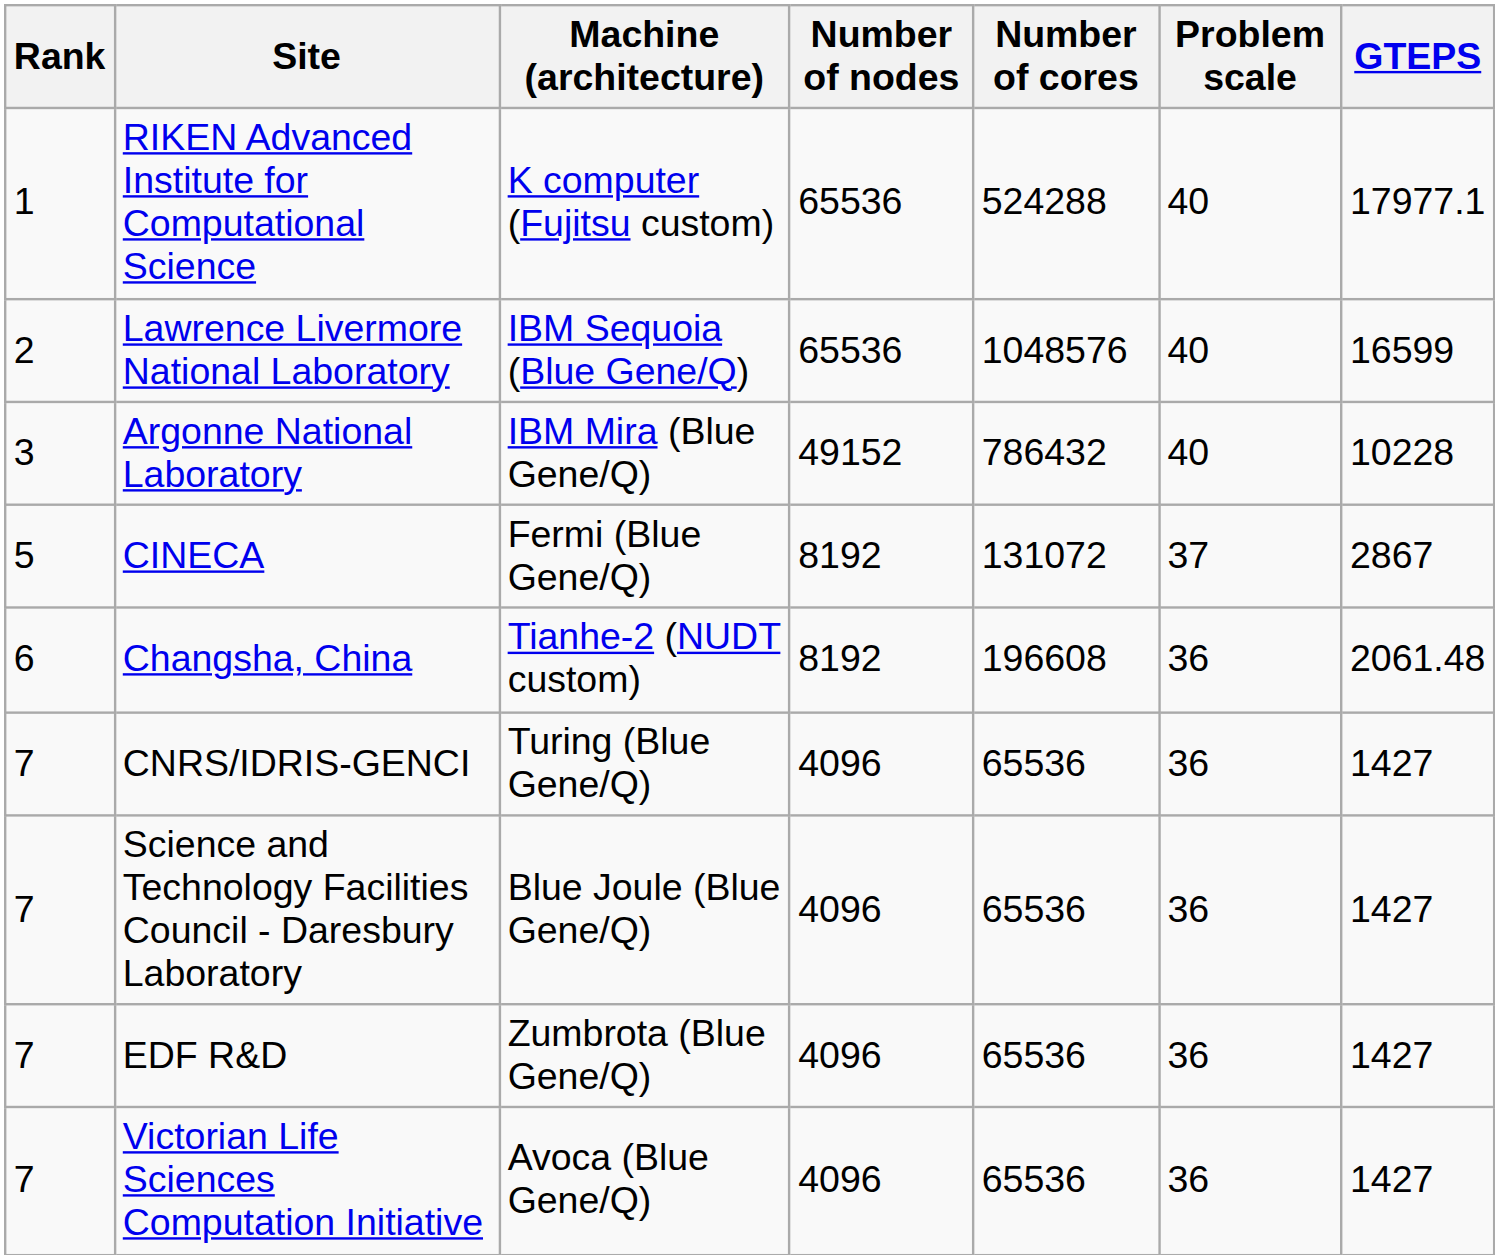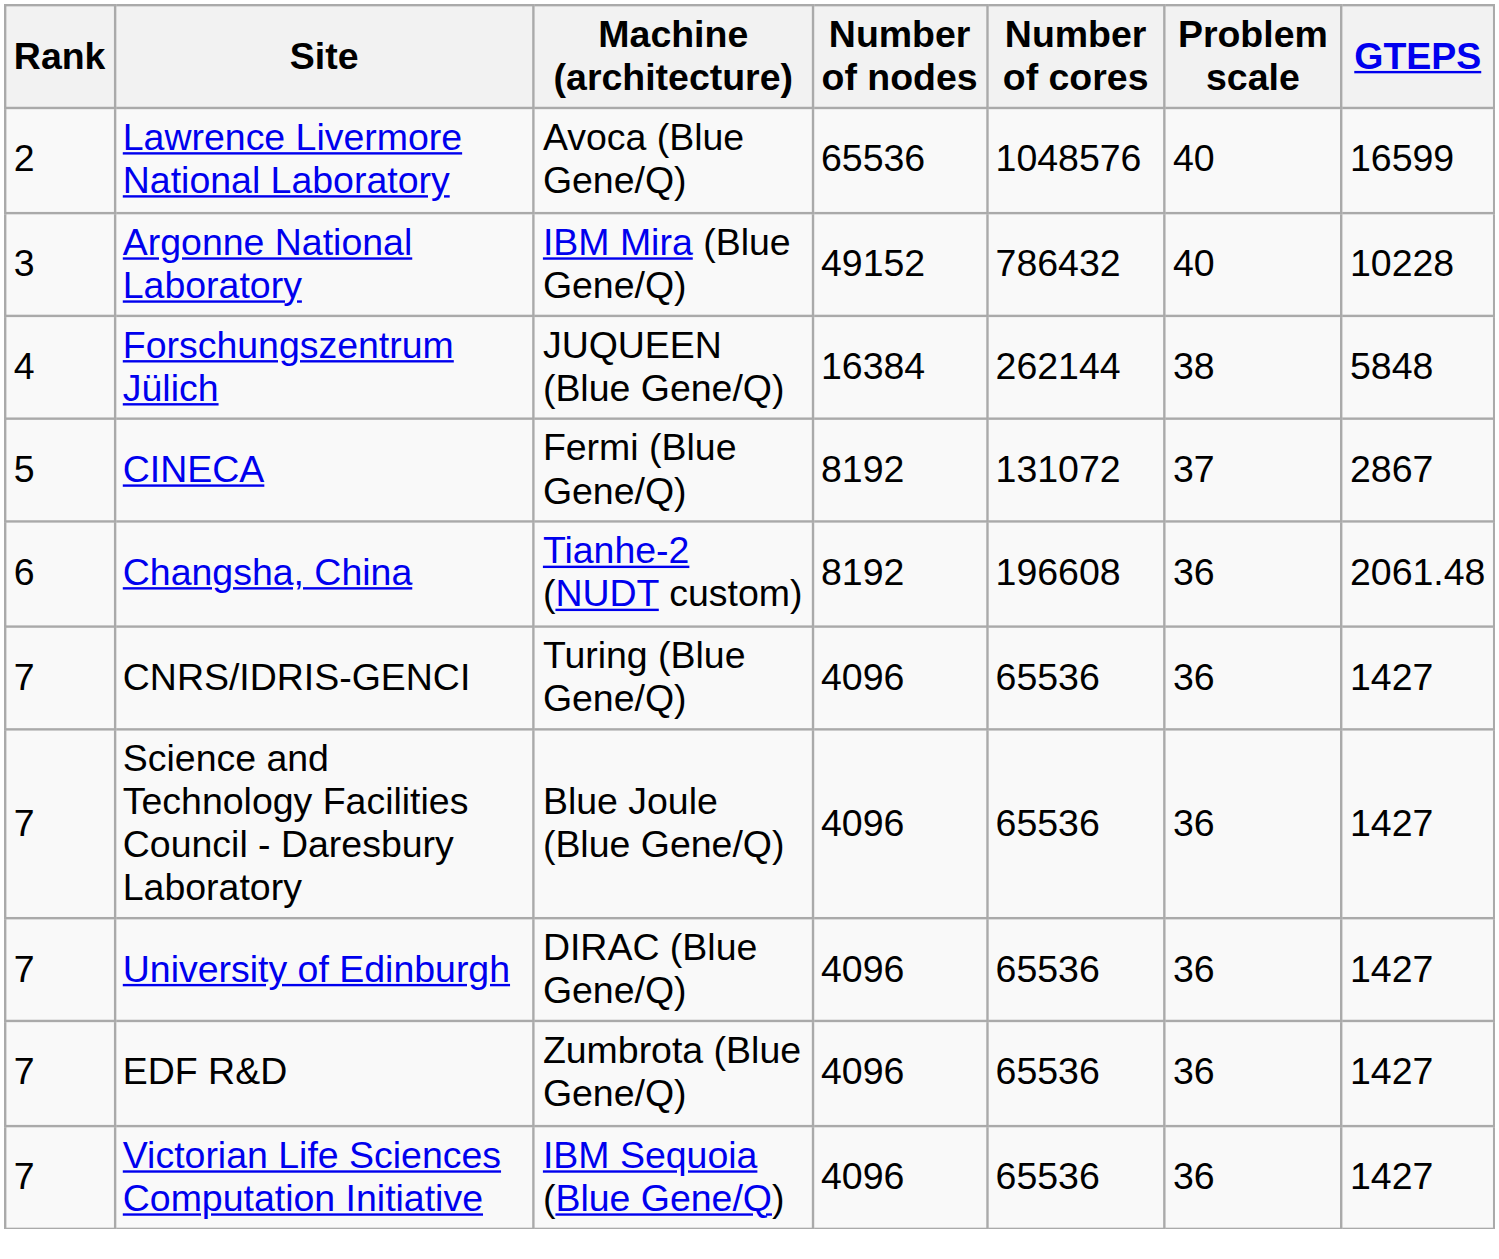- row: (267, 202)
(628, 348) IBM Sequoia (Blue Gene/Q) -> (644, 159) Avoca (Blue Gene/Q)
+ row: (288, 365)
+ row: (316, 968)
(608, 1179) Avoca (Blue Gene/Q) -> (664, 1175) IBM Sequoia (Blue Gene/Q)
